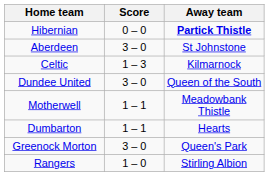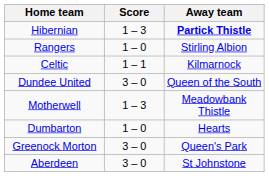(134, 30) 0 – 0 -> (134, 30) 1 – 3
rows swapped: (54, 47) <-> (54, 163)
(134, 64) 1 – 3 -> (134, 64) 1 – 1
(134, 105) 1 – 1 -> (134, 105) 1 – 3
(134, 128) 1 – 1 -> (134, 128) 1 – 0
